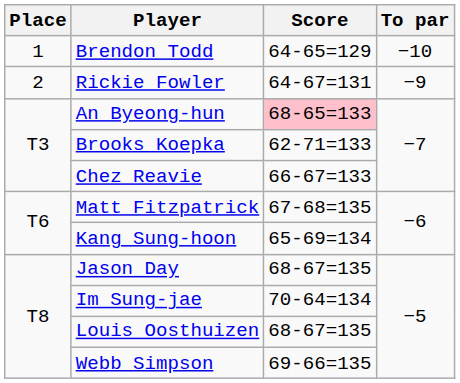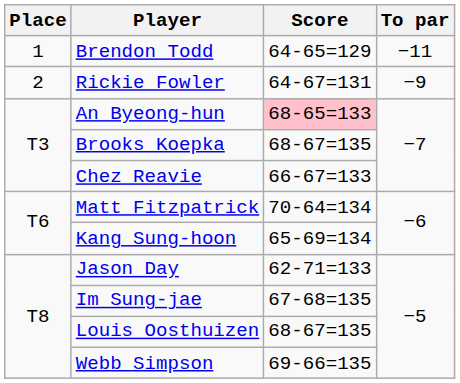(415, 51) −10 -> (415, 51) −11
(320, 145) 62-71=133 -> (320, 145) 68-67=135
(320, 207) 67-68=135 -> (320, 207) 70-64=134
(320, 269) 68-67=135 -> (320, 269) 62-71=133
(320, 301) 70-64=134 -> (320, 301) 67-68=135
